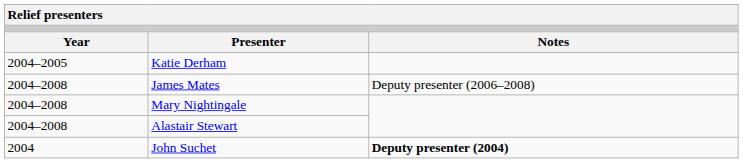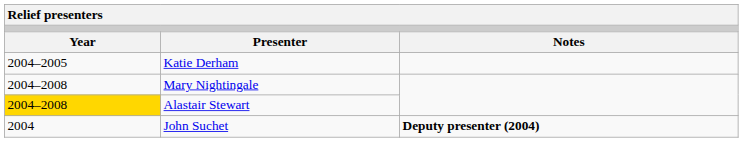- row: (185, 84)
(37, 126) no background -> (37, 105) gold background
